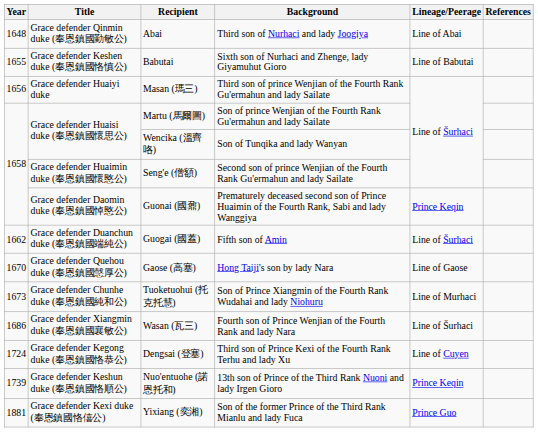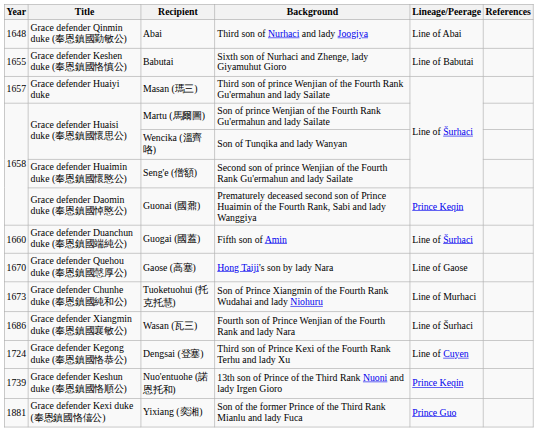(16, 89) 1656 -> (16, 89) 1657
(16, 239) 1662 -> (16, 239) 1660
